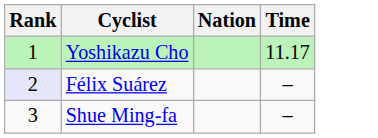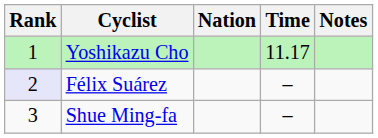+ column: (343, 20)
